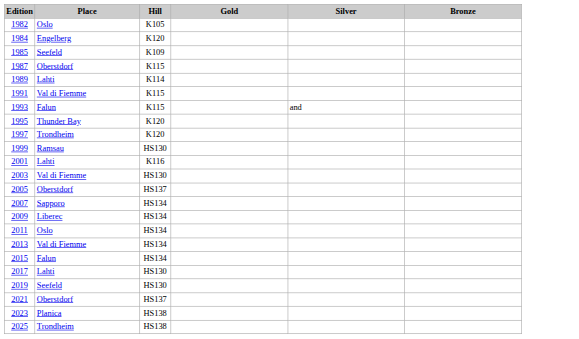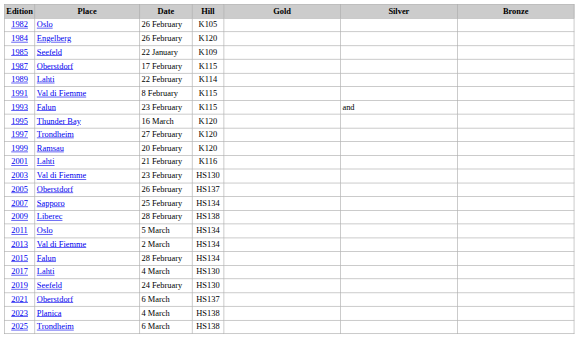+ column: (166, 11)
(155, 148) HS130 -> (208, 148) K120
(155, 216) HS134 -> (208, 216) HS138
